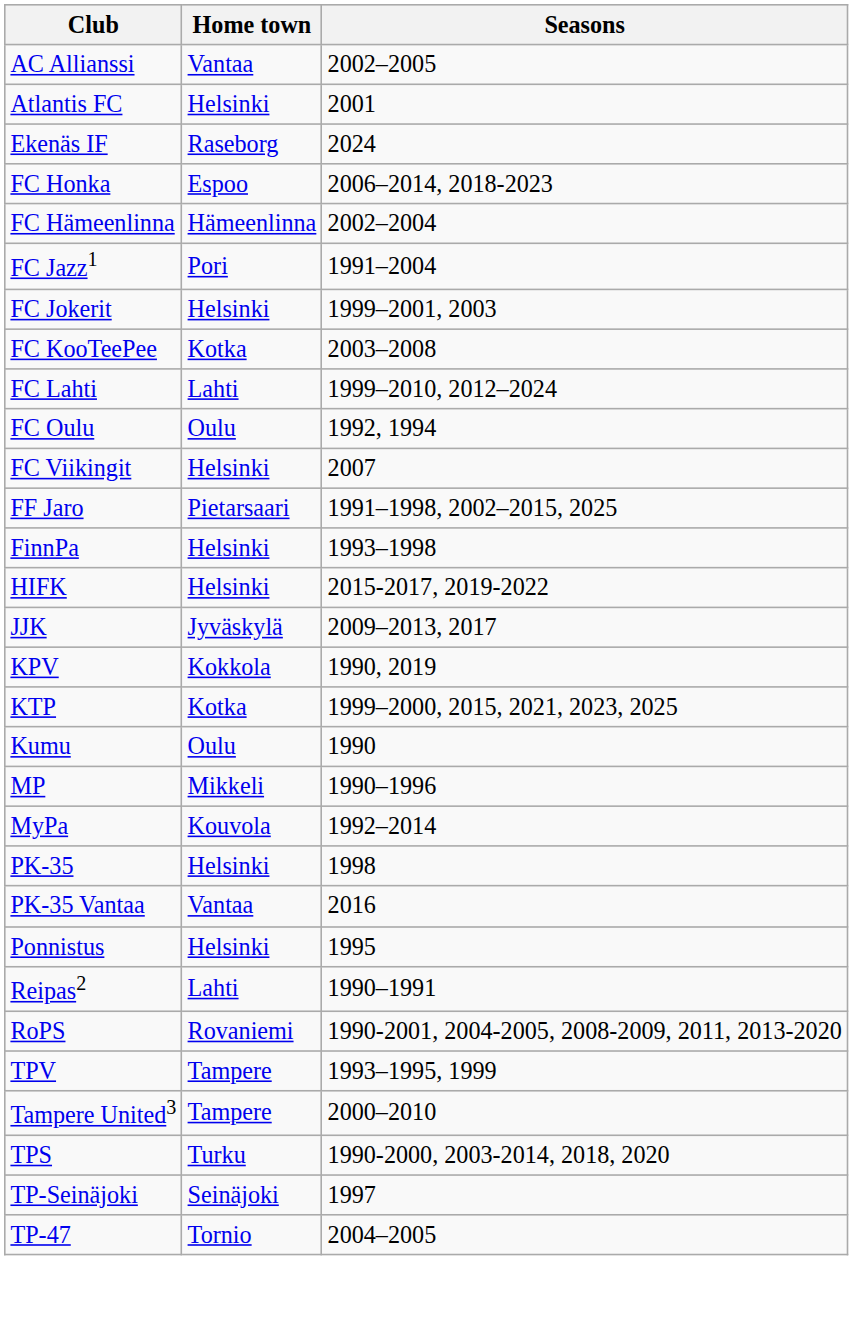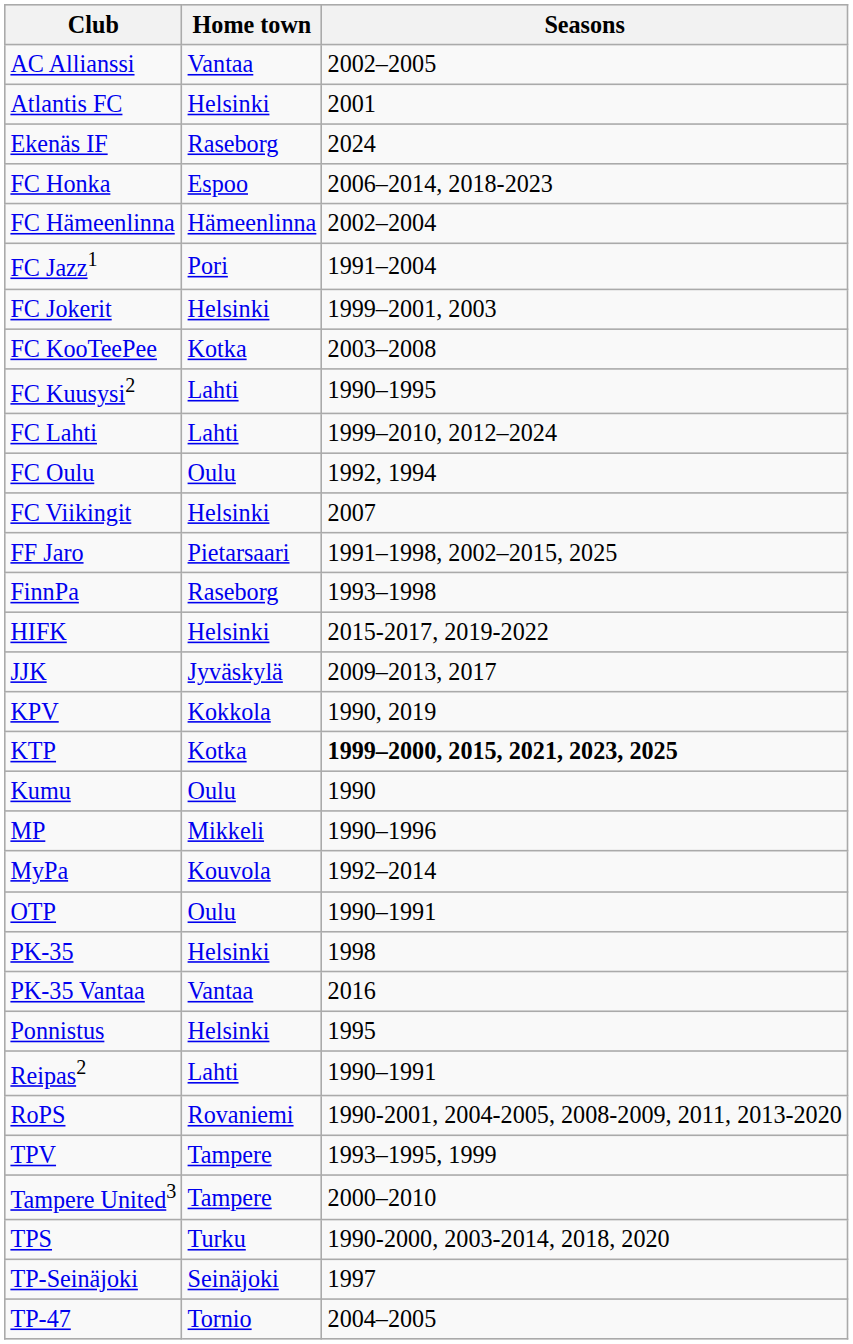+ row: (73, 390)
(229, 547) Helsinki -> (233, 592) Raseborg
(503, 706) normal -> (503, 751) bold
+ row: (33, 911)
